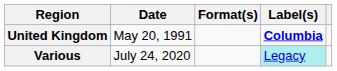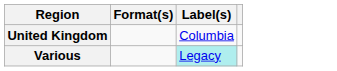- column: (153, 14)
(293, 35) bold -> (207, 35) normal
